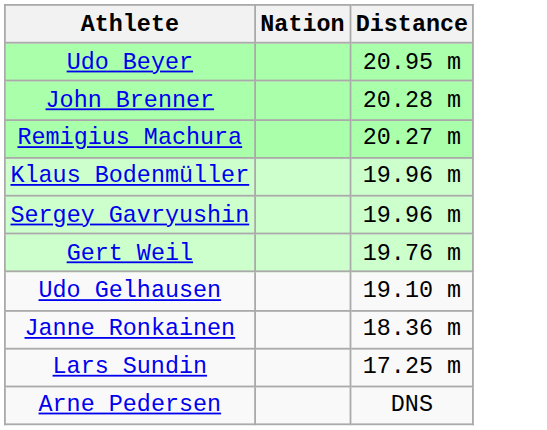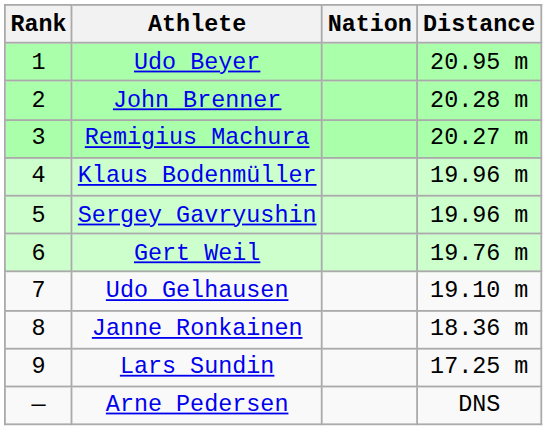+ column: (39, 24)
